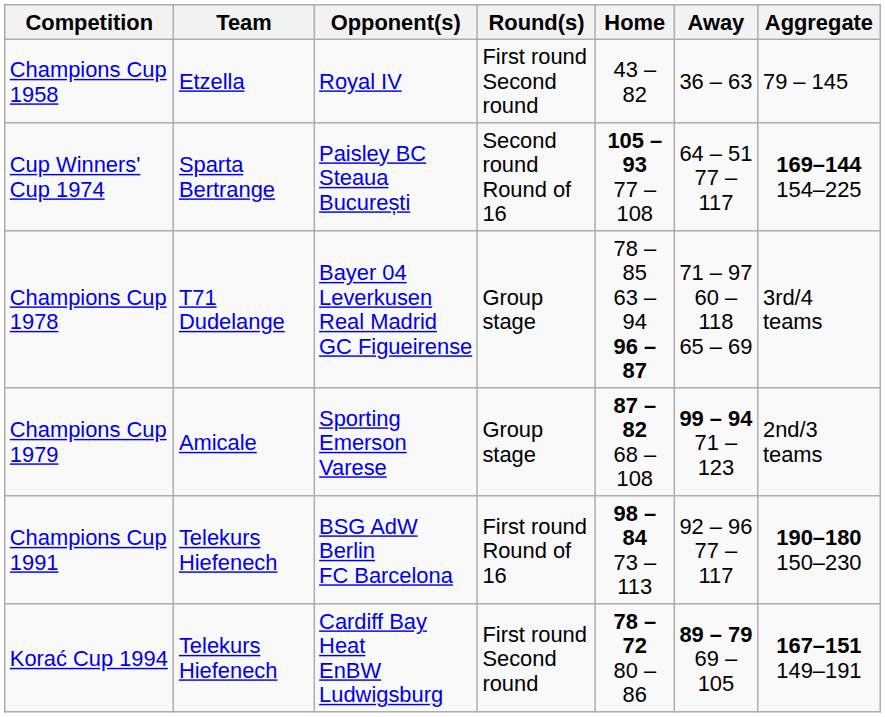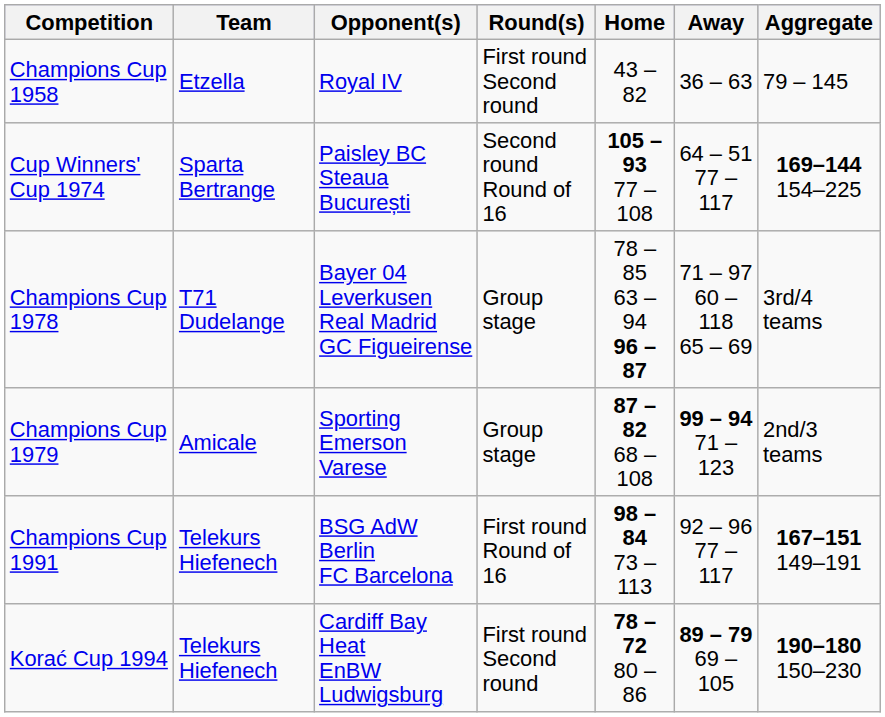(819, 550) 190–180 150–230 -> (819, 550) 167–151 149–191
(819, 659) 167–151 149–191 -> (819, 659) 190–180 150–230
